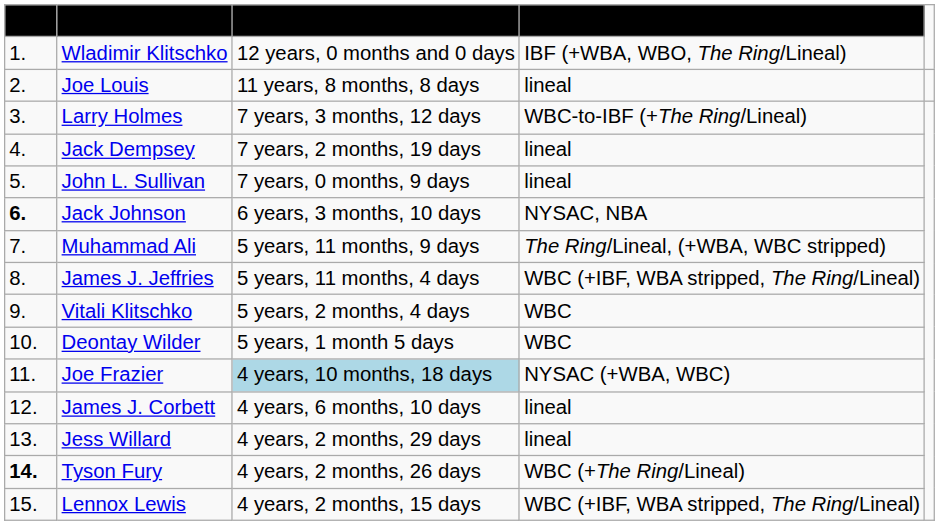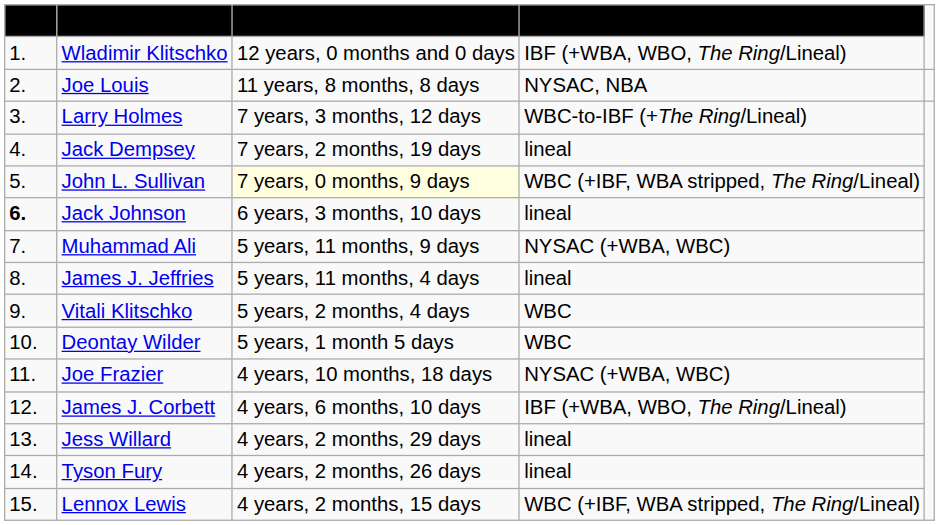(548, 85) lineal -> (586, 85) NYSAC, NBA
(353, 181) no background -> (353, 181) lightyellow background
(548, 181) lineal -> (722, 181) WBC (+IBF, WBA stripped, The Ring/Lineal)
(586, 213) NYSAC, NBA -> (548, 213) lineal
(705, 246) The Ring/Lineal, (+WBA, WBC stripped) -> (627, 246) NYSAC (+WBA, WBC)
(722, 278) WBC (+IBF, WBA stripped, The Ring/Lineal) -> (548, 278) lineal
(365, 375) lightblue background -> (365, 375) no background
(548, 407) lineal -> (685, 407) IBF (+WBA, WBO, The Ring/Lineal)
(23, 471) bold -> (23, 471) normal
(635, 471) WBC (+The Ring/Lineal) -> (548, 471) lineal
